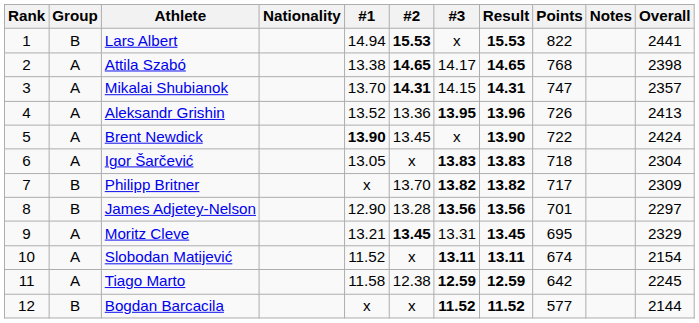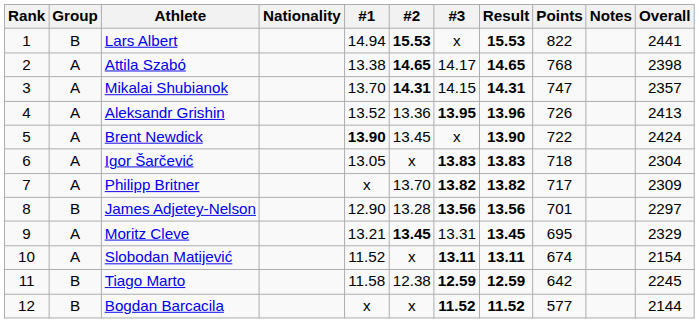(75, 185) B -> (75, 185) A
(75, 281) A -> (75, 281) B
